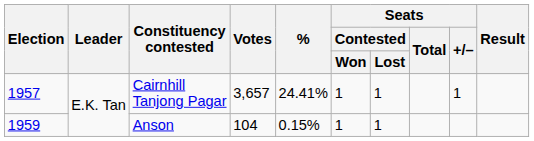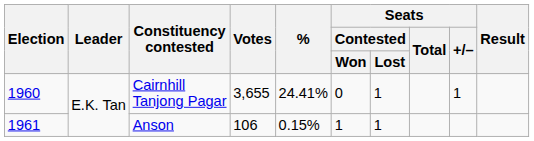(24, 93) 1957 -> (24, 93) 1960
(251, 93) 3,657 -> (251, 93) 3,655
(339, 93) 1 -> (339, 93) 0
(24, 124) 1959 -> (24, 124) 1961
(245, 124) 104 -> (245, 124) 106
